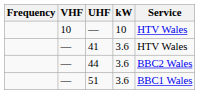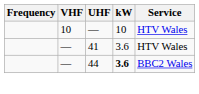(122, 64) normal -> (122, 64) bold
- row: (93, 81)
